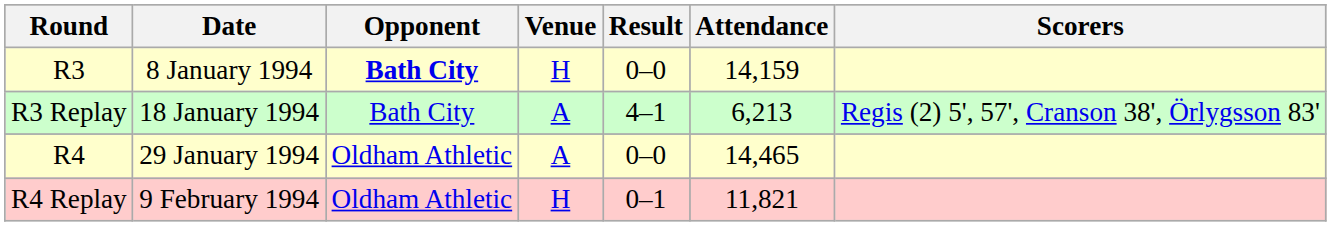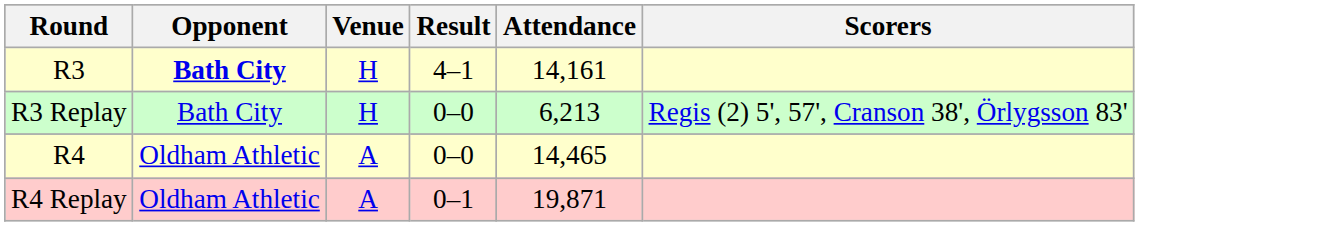- column: (229, 26)
(646, 69) 0–0 -> (453, 69) 4–1
(762, 69) 14,159 -> (570, 69) 14,161
(560, 112) A -> (368, 112) H
(646, 112) 4–1 -> (453, 112) 0–0
(560, 198) H -> (368, 198) A
(762, 198) 11,821 -> (570, 198) 19,871
